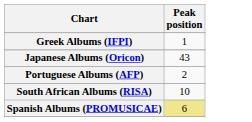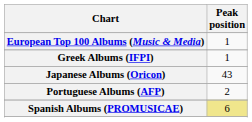+ row: (106, 41)
- row: (84, 91)
